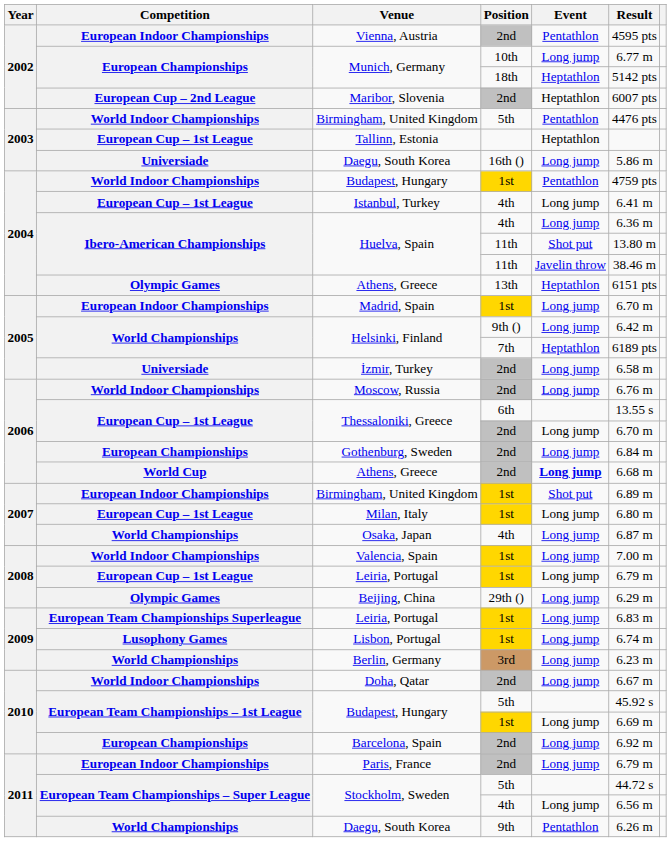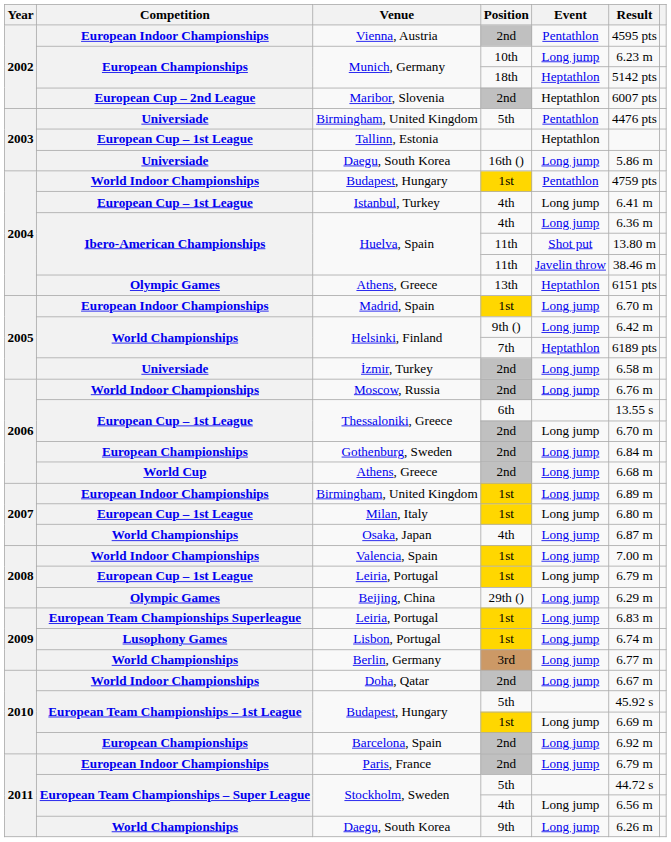(634, 56) 6.77 m -> (634, 56) 6.23 m
(175, 118) World Indoor Championships -> (175, 118) Universiade
(570, 472) bold -> (570, 472) normal
(570, 493) Shot put -> (570, 493) Long jump
(634, 659) 6.23 m -> (634, 659) 6.77 m
(570, 826) Pentathlon -> (570, 826) Long jump
